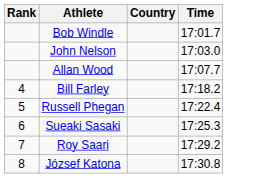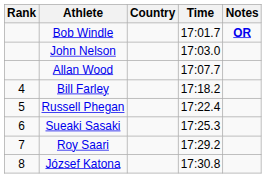+ column: (242, 13)
